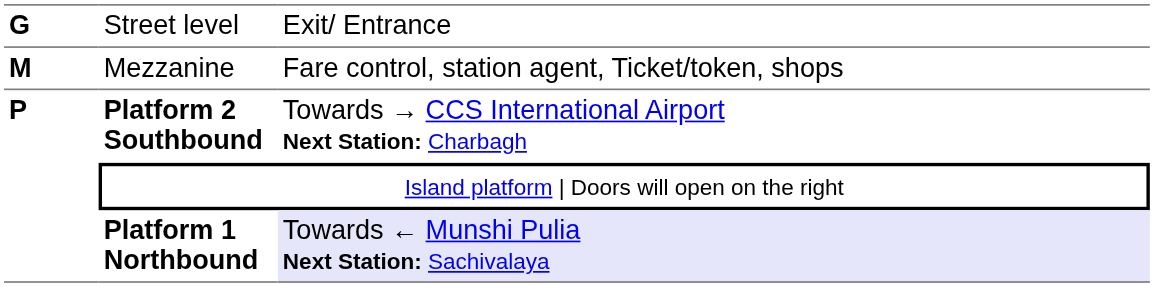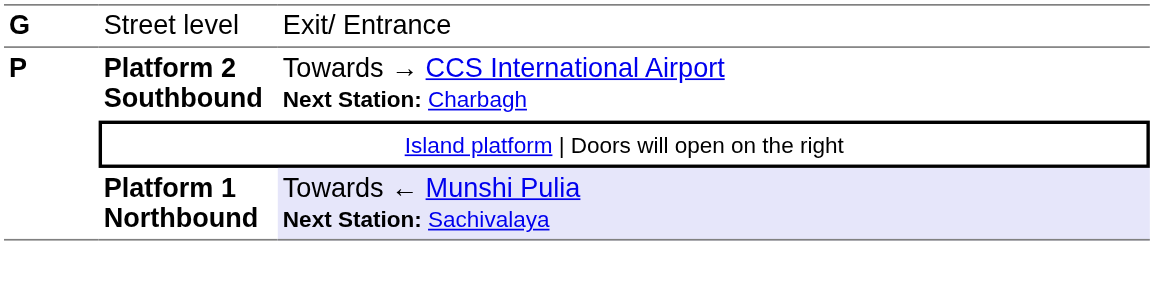- row: (169, 67)
